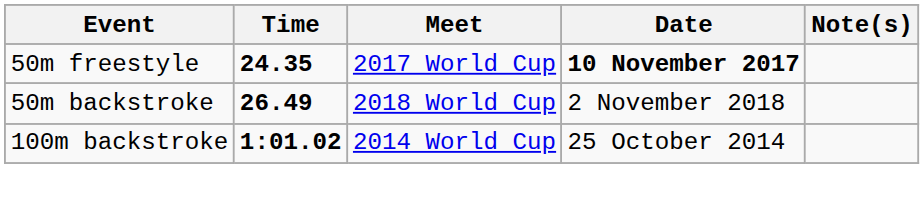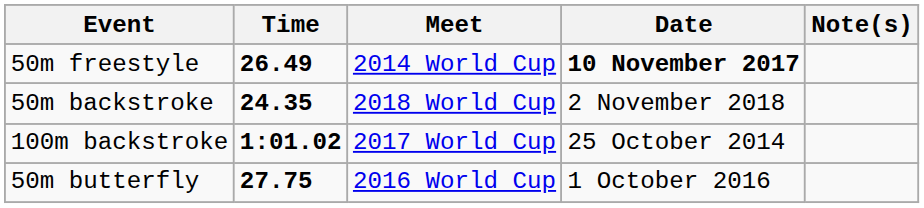(276, 64) 24.35 -> (276, 64) 26.49
(455, 64) 2017 World Cup -> (455, 64) 2014 World Cup
(276, 103) 26.49 -> (276, 103) 24.35
(455, 143) 2014 World Cup -> (455, 143) 2017 World Cup
+ row: (105, 182)
